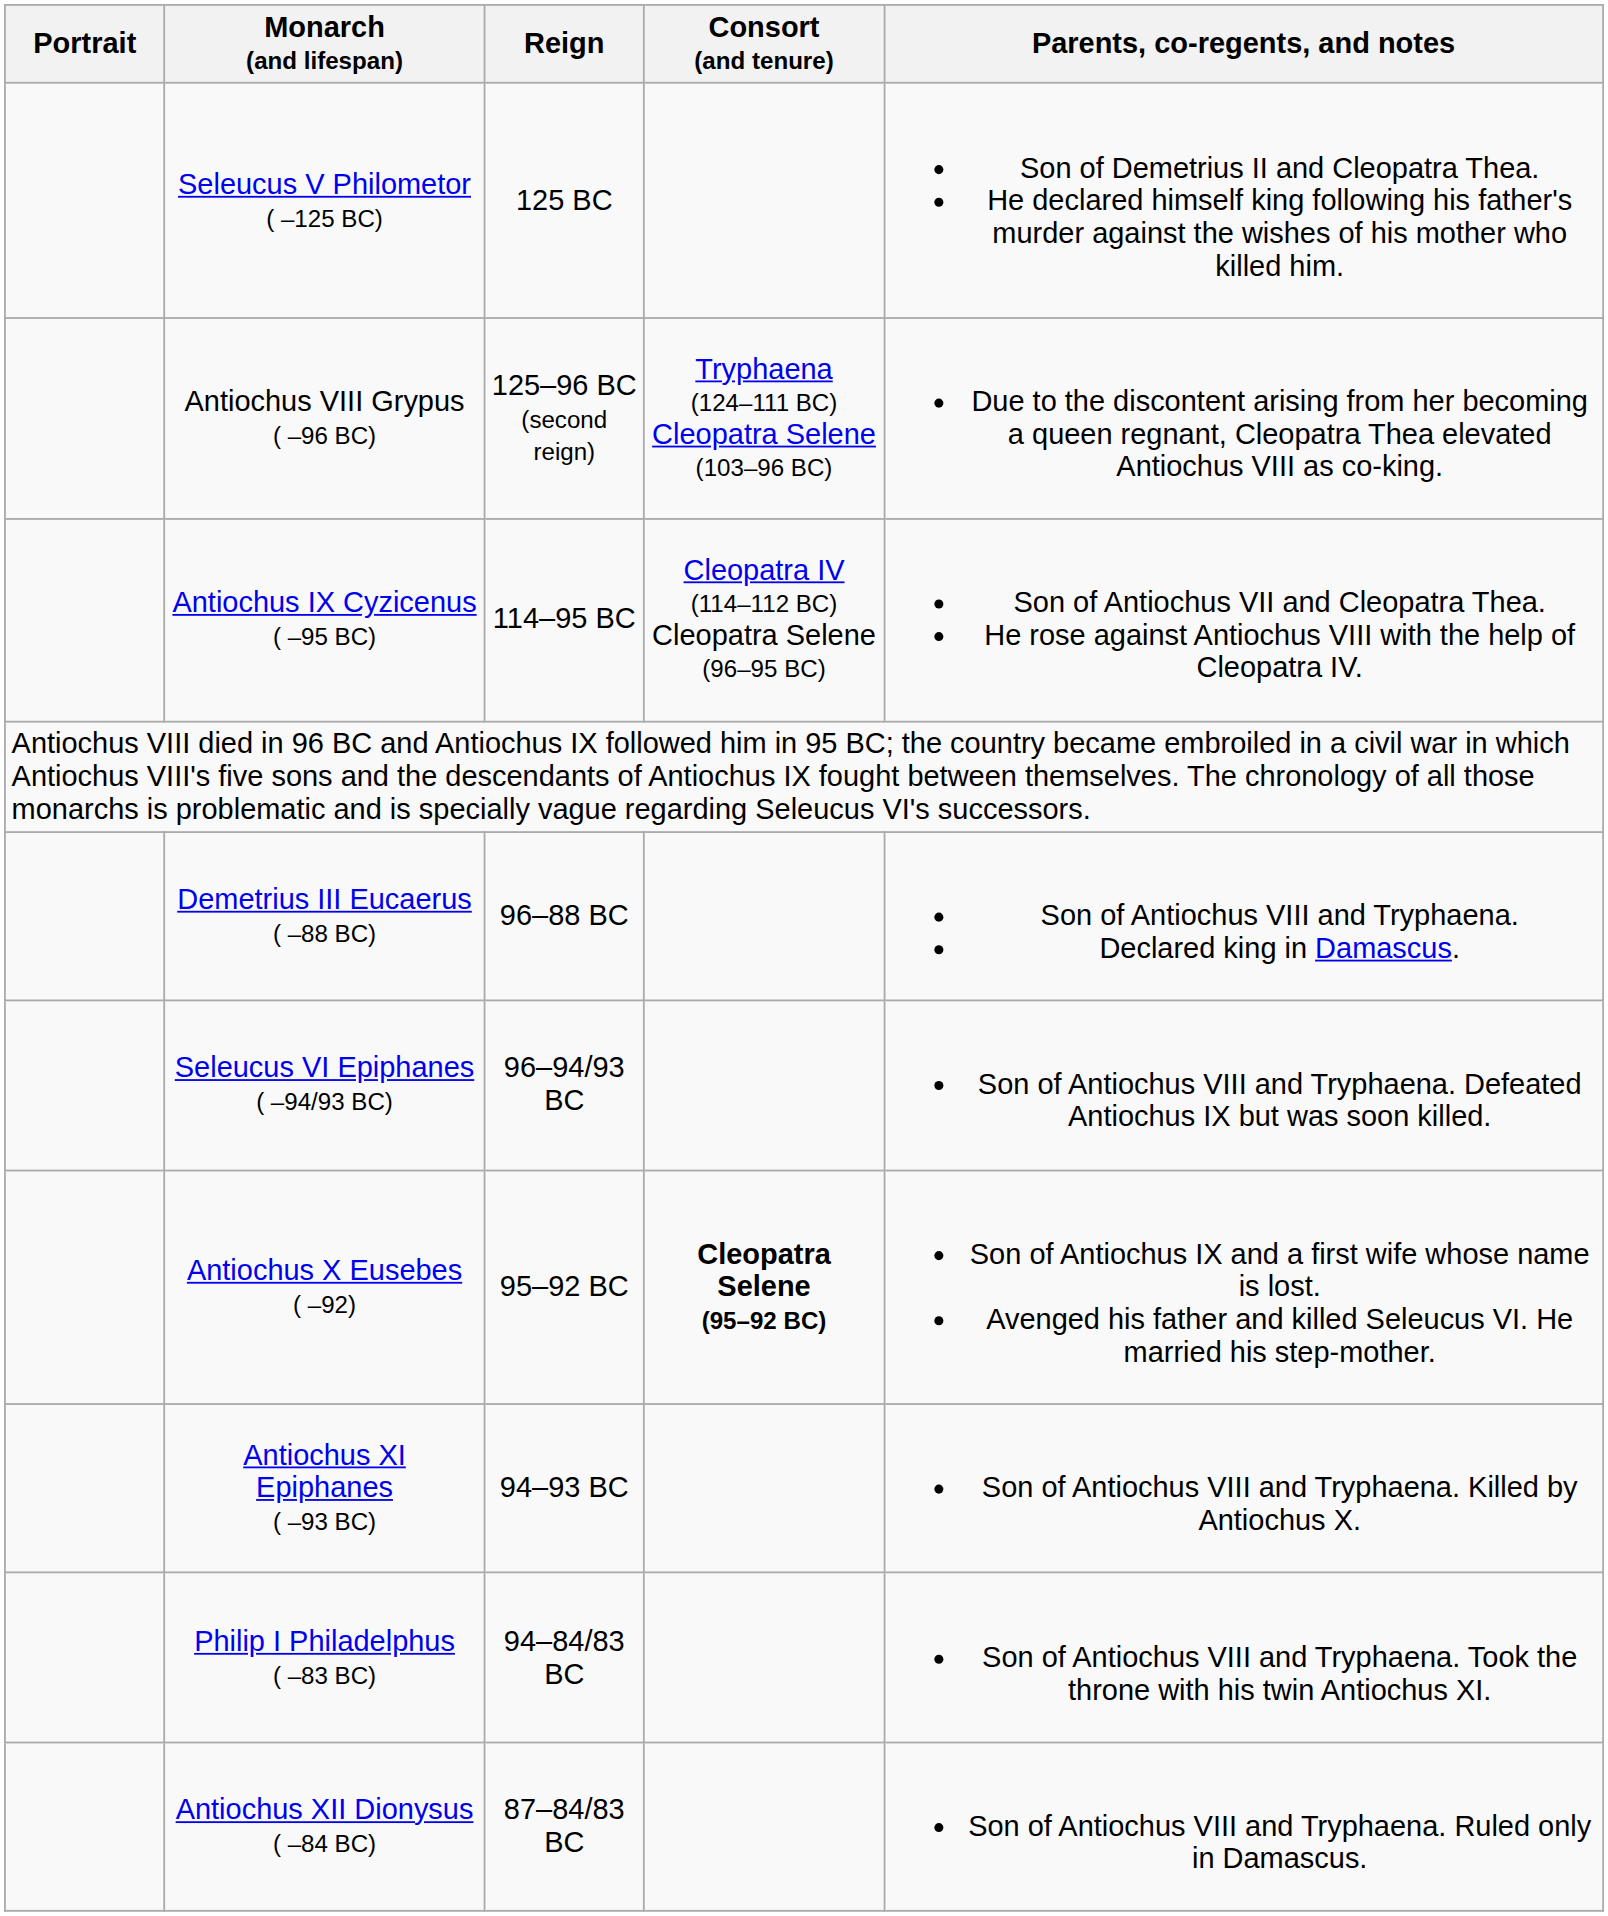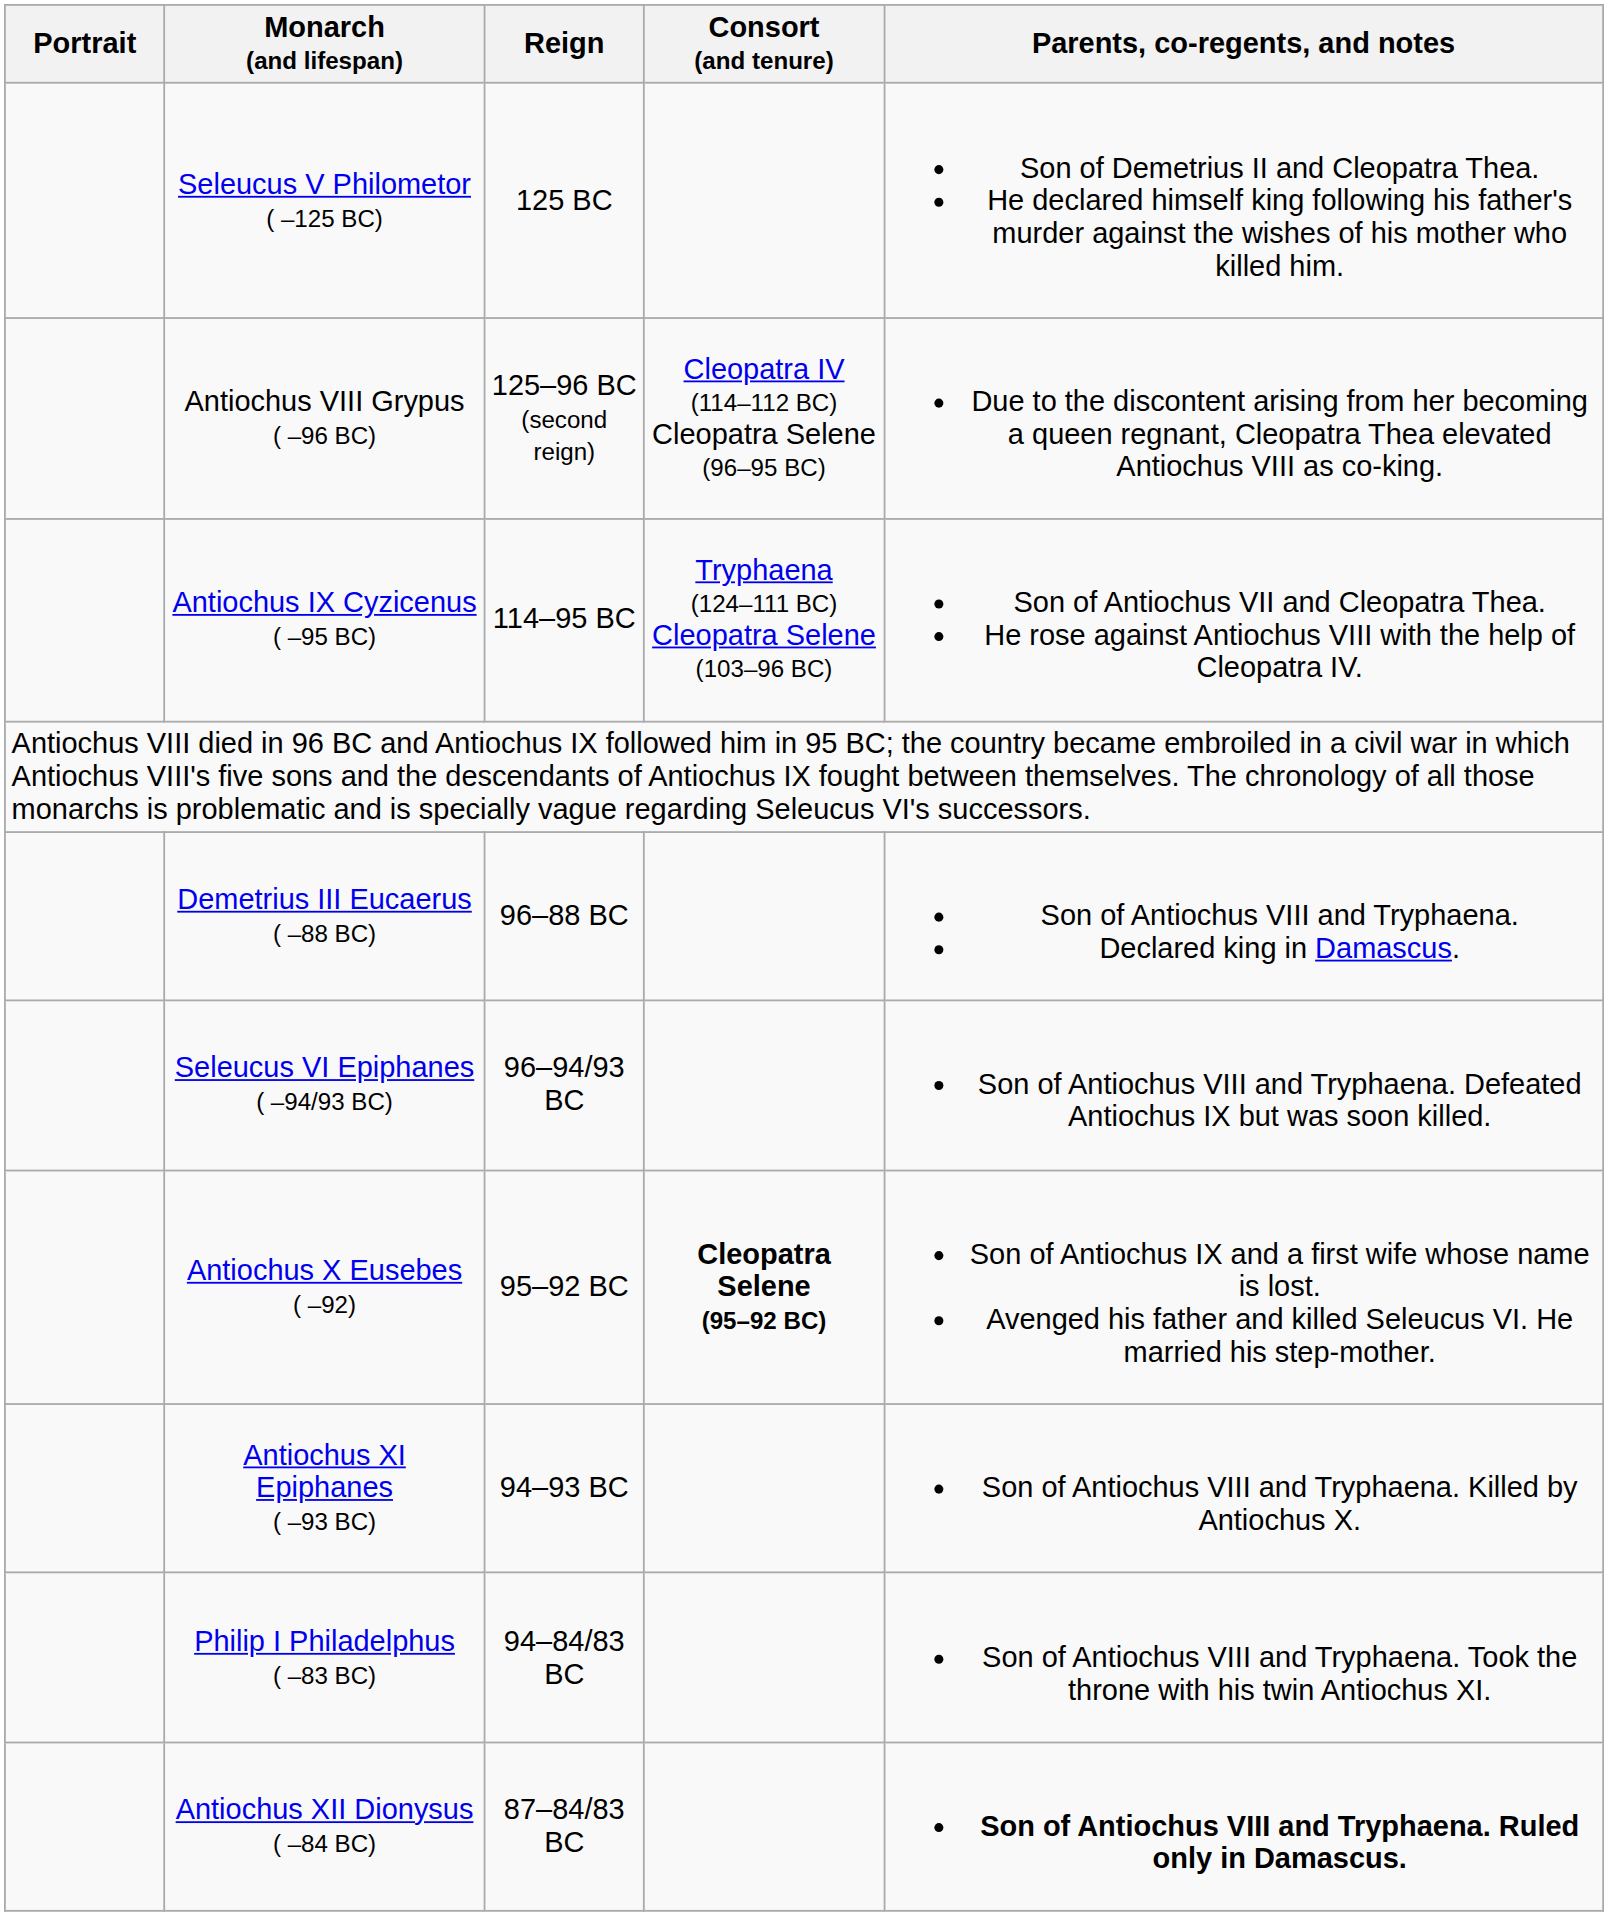(764, 417) Tryphaena (124–111 BC) Cleopatra Selene (103–96 BC) -> (764, 417) Cleopatra IV (114–112 BC) Cleopatra Selene (96–95 BC)
(764, 619) Cleopatra IV (114–112 BC) Cleopatra Selene (96–95 BC) -> (764, 619) Tryphaena (124–111 BC) Cleopatra Selene (103–96 BC)
(1244, 1843) normal -> (1244, 1843) bold
